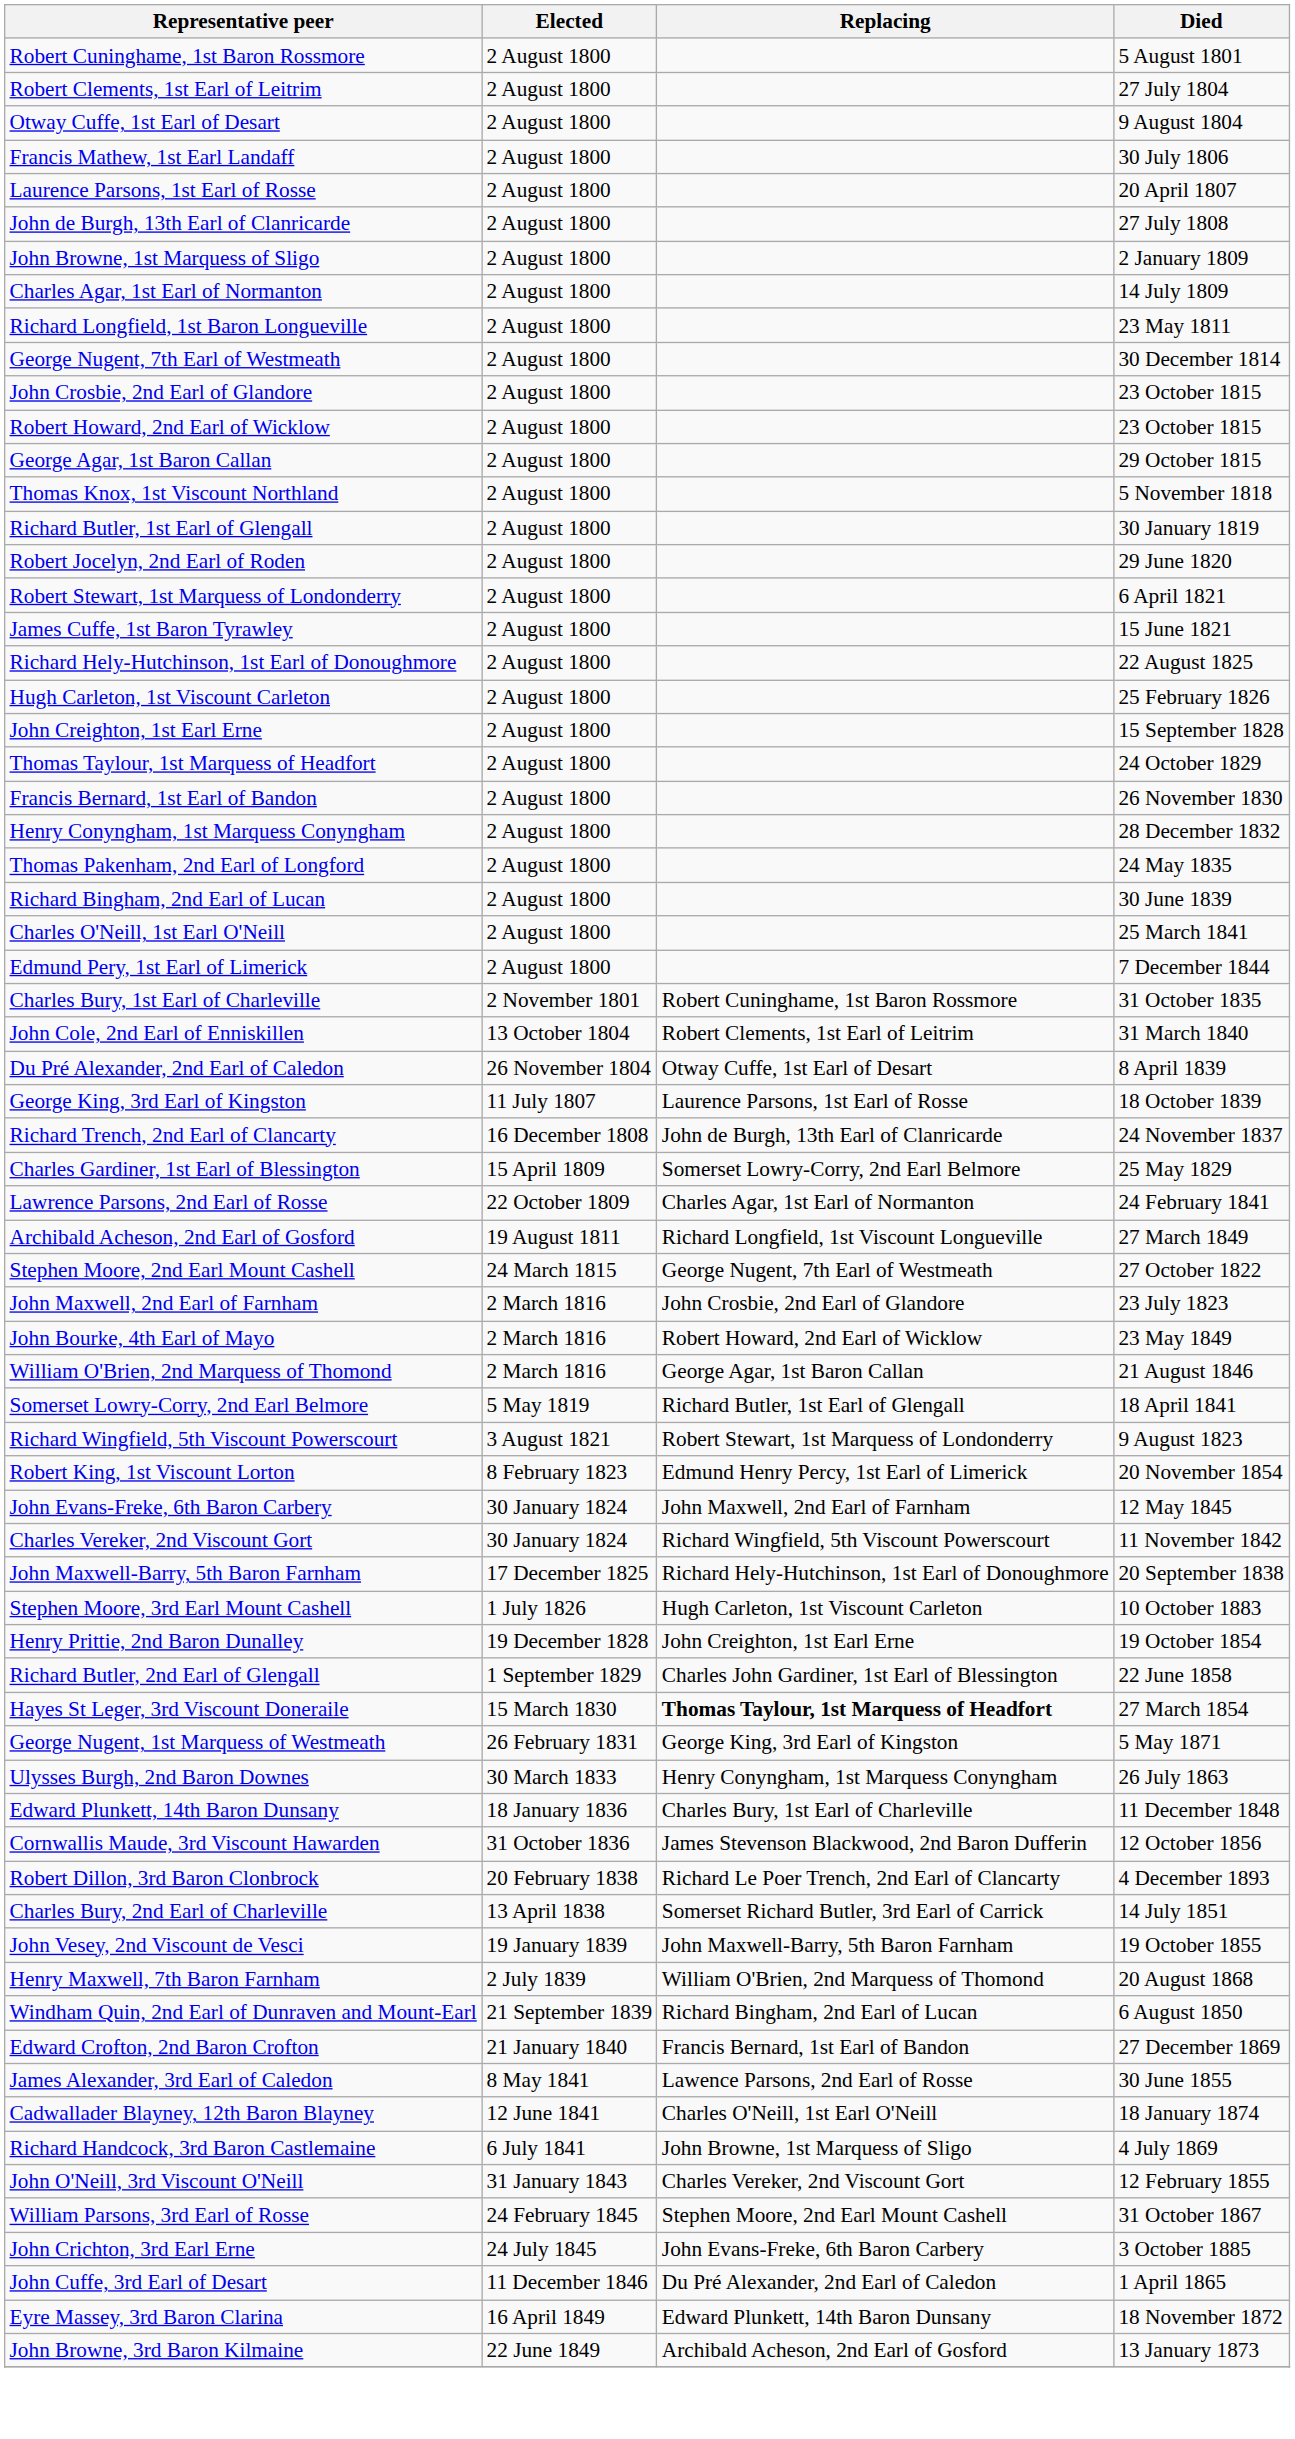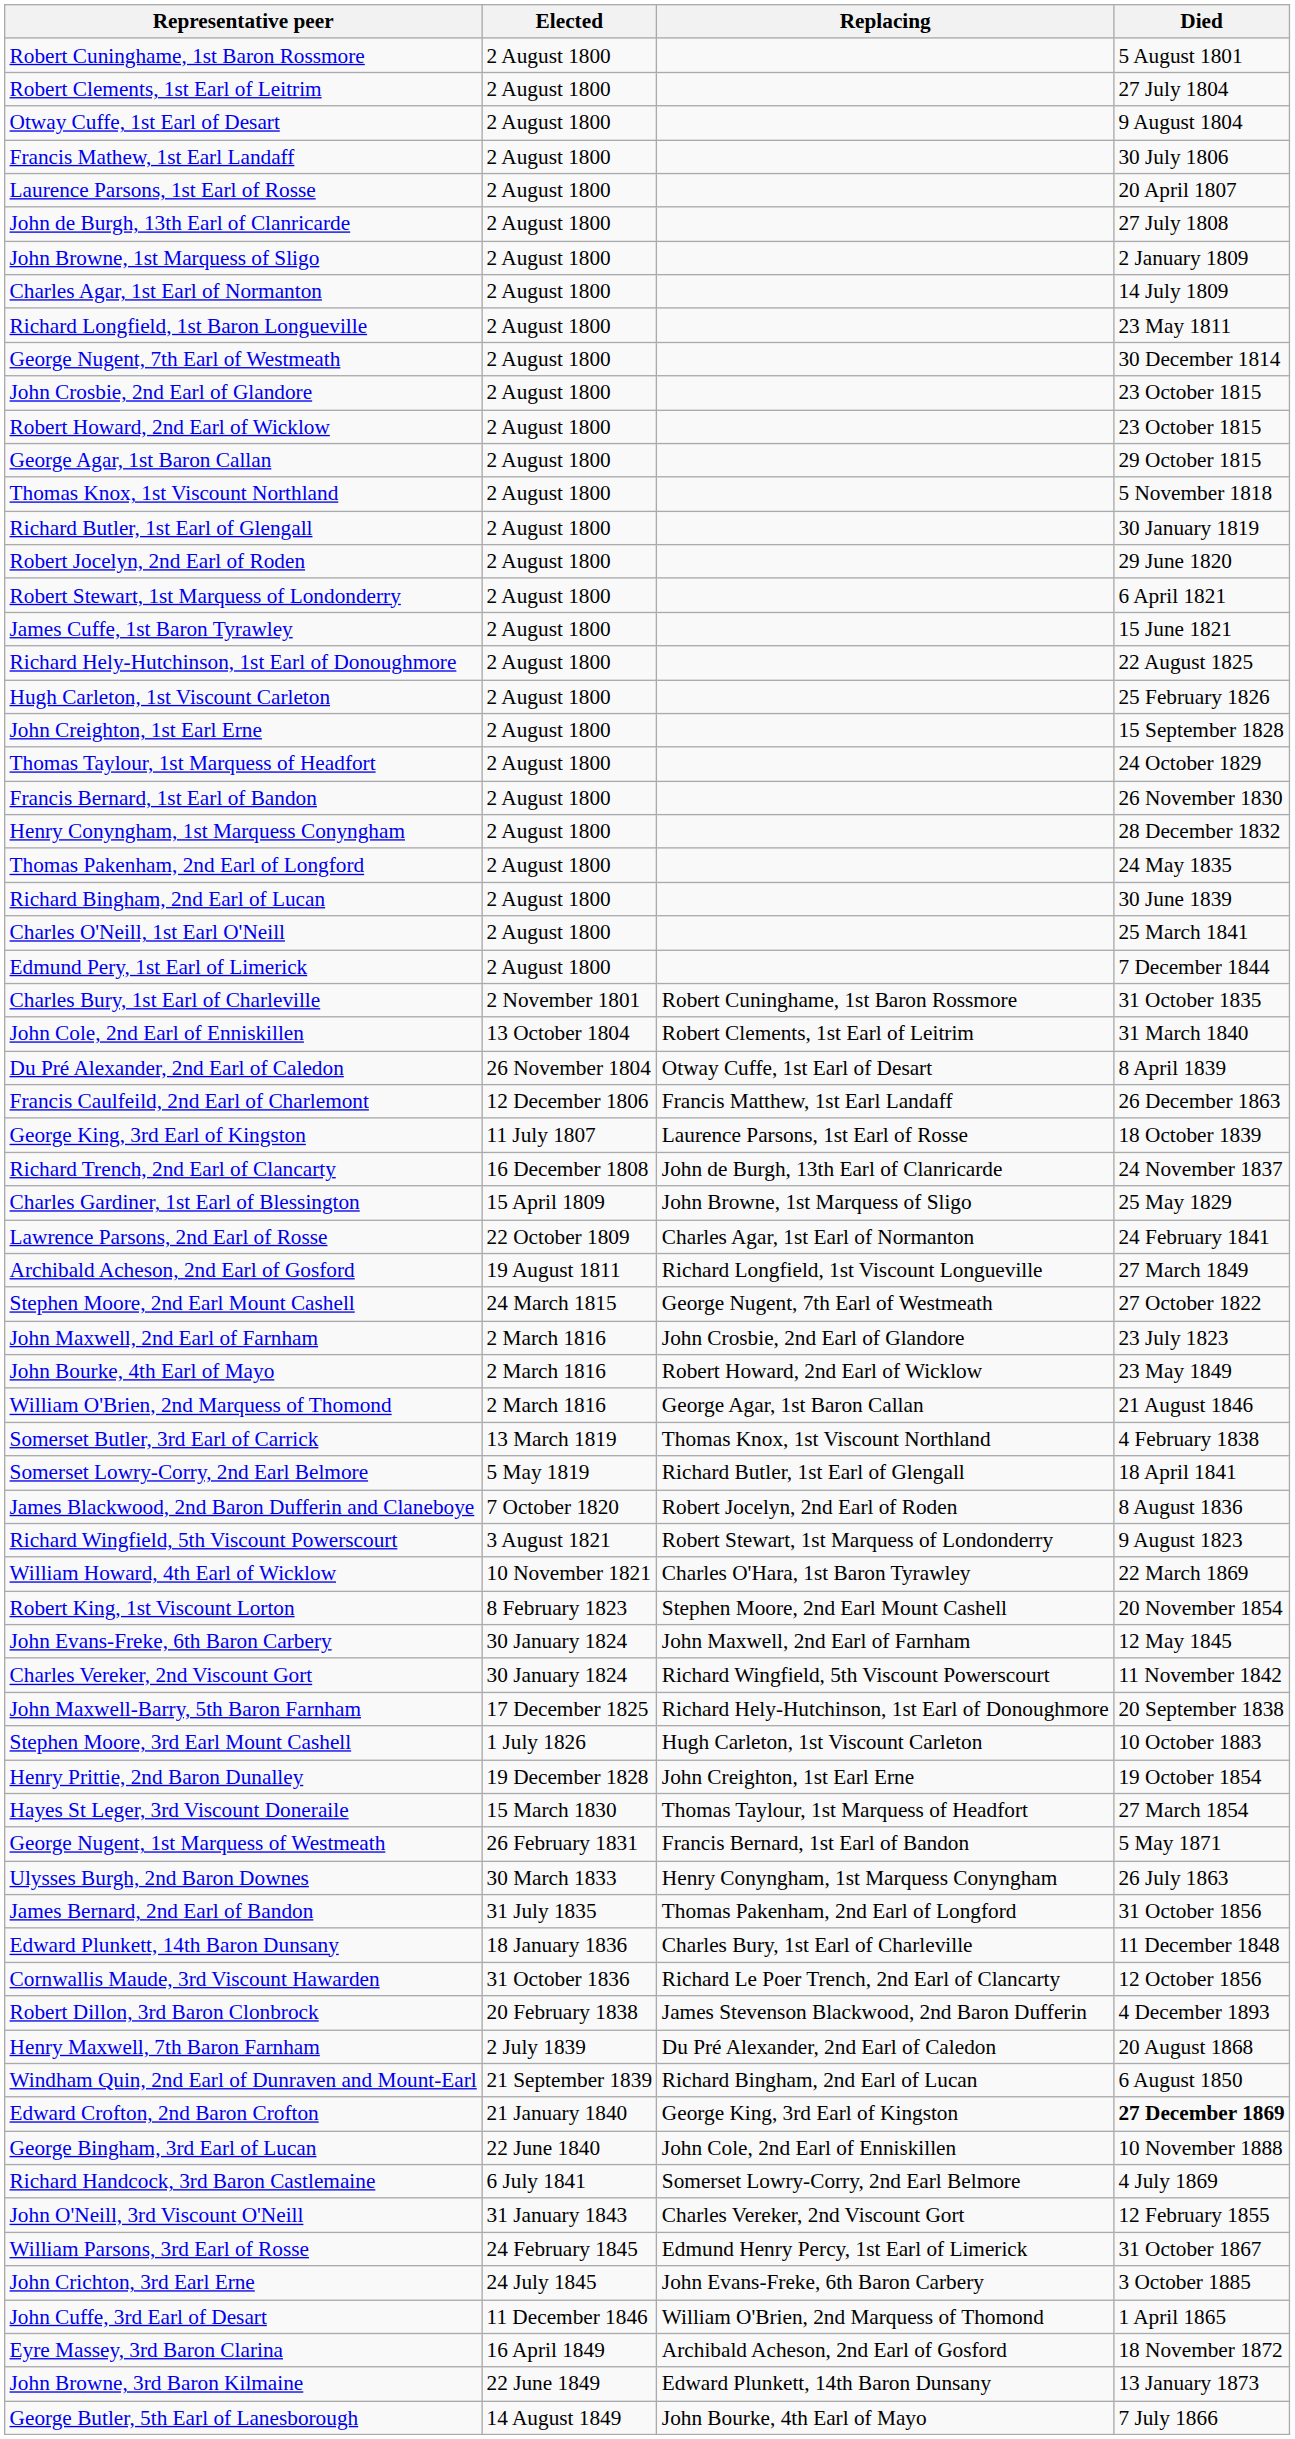+ row: (189, 1101)
(841, 1168) Somerset Lowry-Corry, 2nd Earl Belmore -> (817, 1202) John Browne, 1st Marquess of Sligo
+ row: (164, 1438)
+ row: (242, 1506)
+ row: (173, 1573)
(845, 1472) Edmund Henry Percy, 1st Earl of Limerick -> (834, 1607) Stephen Moore, 2nd Earl Mount Cashell
- row: (165, 1675)
(857, 1708) bold -> (845, 1810) normal
(810, 1742) George King, 3rd Earl of Kingston -> (816, 1843) Francis Bernard, 1st Earl of Bandon
+ row: (161, 1911)
(874, 1843) James Stevenson Blackwood, 2nd Baron Dufferin -> (861, 1978) Richard Le Poer Trench, 2nd Earl of Clancarty
(861, 1877) Richard Le Poer Trench, 2nd Earl of Clancarty -> (874, 2012) James Stevenson Blackwood, 2nd Baron Dufferin
- row: (168, 1911)
- row: (157, 1945)
(853, 1978) William O'Brien, 2nd Marquess of Thomond -> (829, 2046) Du Pré Alexander, 2nd Earl of Caledon
(816, 2046) Francis Bernard, 1st Earl of Bandon -> (810, 2113) George King, 3rd Earl of Kingston
(1199, 2046) normal -> (1202, 2113) bold
+ row: (163, 2147)
- row: (171, 2080)
- row: (192, 2113)
(817, 2147) John Browne, 1st Marquess of Sligo -> (841, 2181) Somerset Lowry-Corry, 2nd Earl Belmore
(834, 2215) Stephen Moore, 2nd Earl Mount Cashell -> (845, 2248) Edmund Henry Percy, 1st Earl of Limerick
(829, 2282) Du Pré Alexander, 2nd Earl of Caledon -> (853, 2316) William O'Brien, 2nd Marquess of Thomond
(826, 2316) Edward Plunkett, 14th Baron Dunsany -> (834, 2350) Archibald Acheson, 2nd Earl of Gosford
(834, 2350) Archibald Acheson, 2nd Earl of Gosford -> (826, 2383) Edward Plunkett, 14th Baron Dunsany
+ row: (184, 2417)
